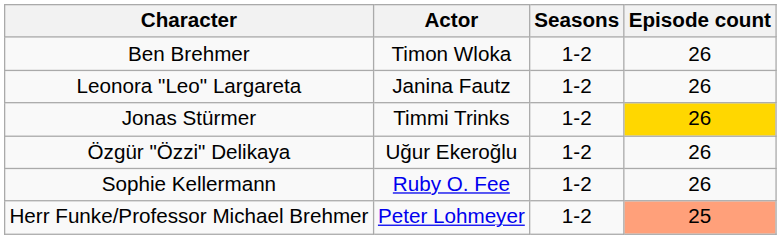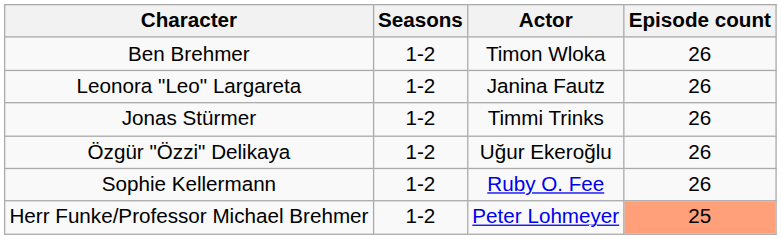columns swapped: (451, 20) <-> (577, 20)
(700, 119) gold background -> (700, 119) no background
